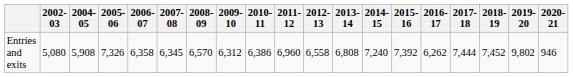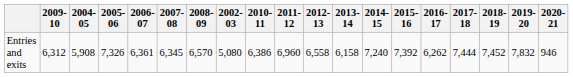columns swapped: (54, 18) <-> (231, 18)
(142, 52) 6,358 -> (142, 52) 6,361
(347, 52) 6,808 -> (347, 52) 6,158
(523, 52) 9,802 -> (523, 52) 7,832
